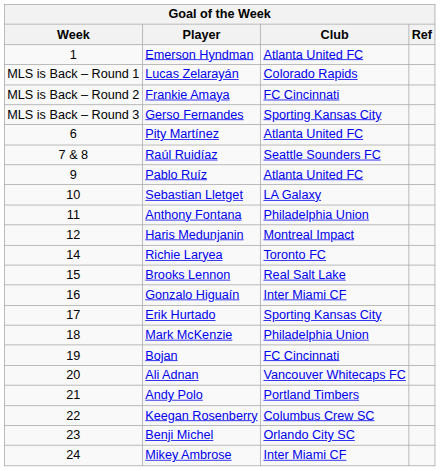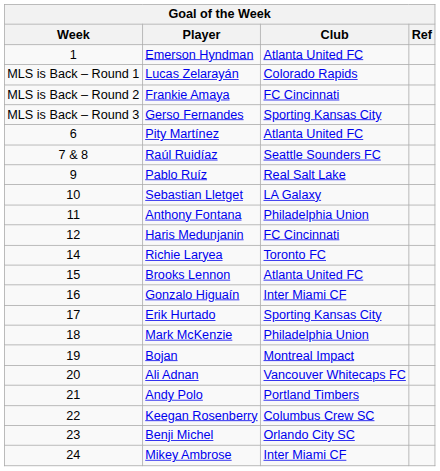(313, 174) Atlanta United FC -> (305, 174) Real Salt Lake
(309, 235) Montreal Impact -> (301, 235) FC Cincinnati
(305, 275) Real Salt Lake -> (313, 275) Atlanta United FC
(301, 355) FC Cincinnati -> (309, 355) Montreal Impact
